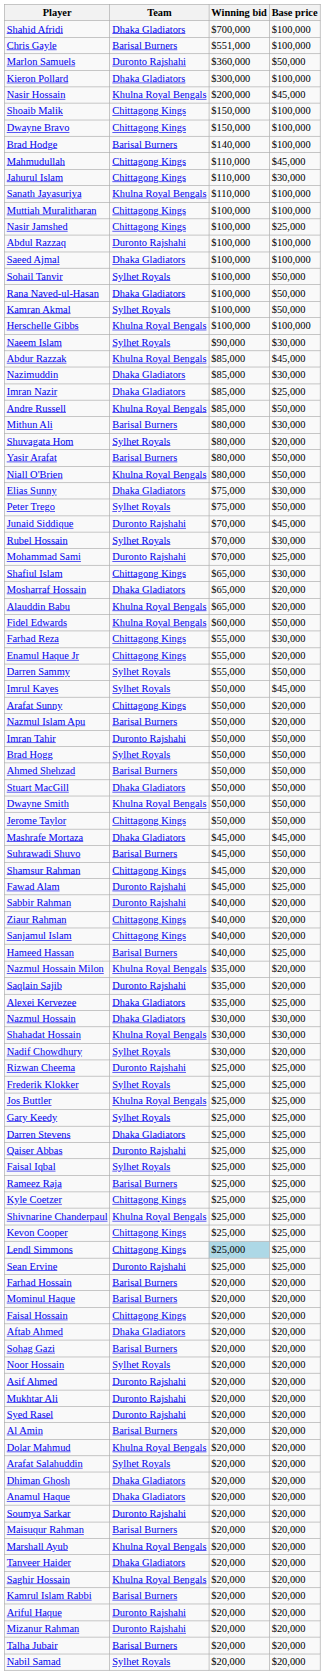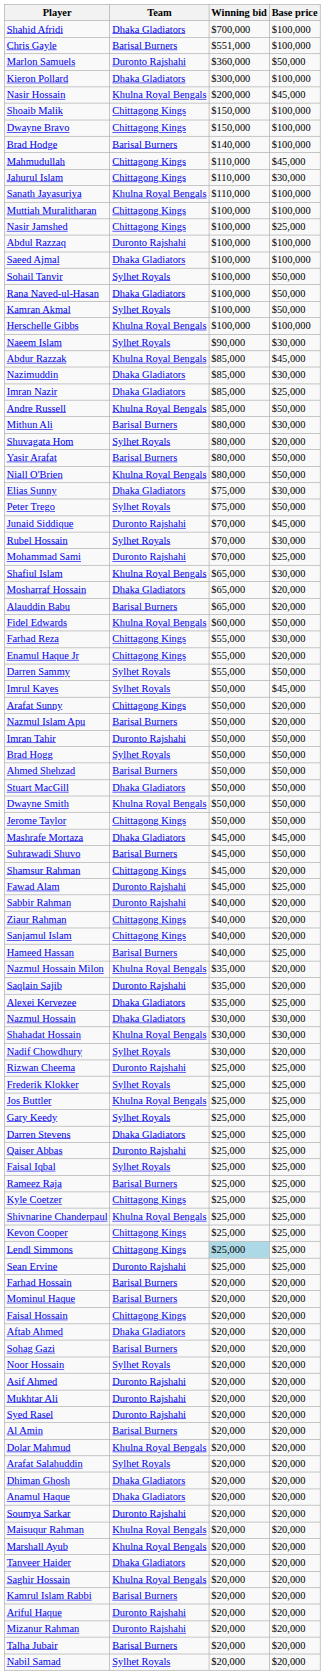(149, 573) Chittagong Kings -> (159, 573) Khulna Royal Bengals
(159, 606) Khulna Royal Bengals -> (145, 606) Barisal Burners
(145, 1530) Barisal Burners -> (159, 1530) Khulna Royal Bengals
